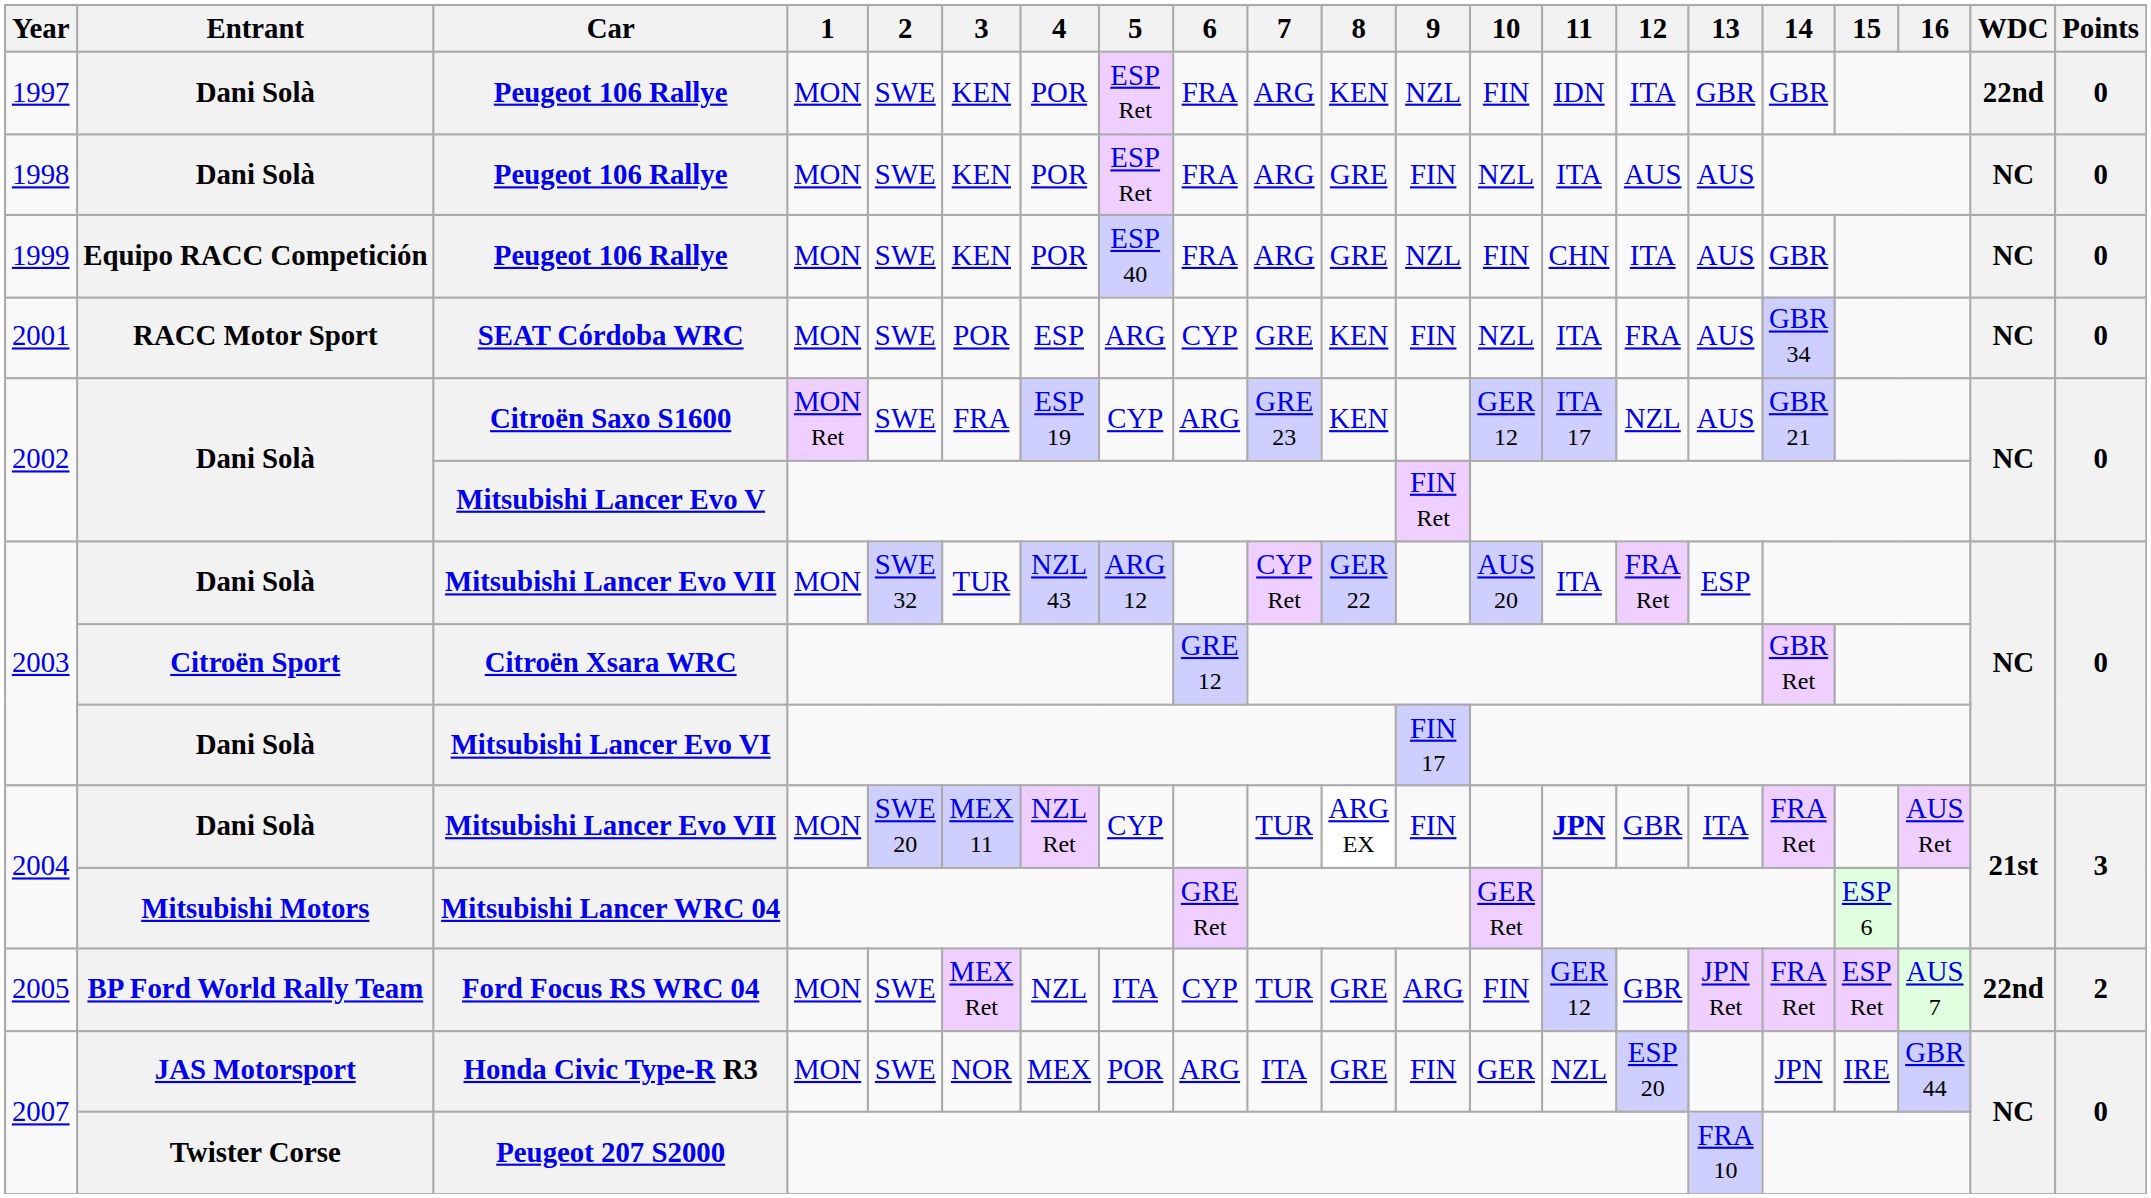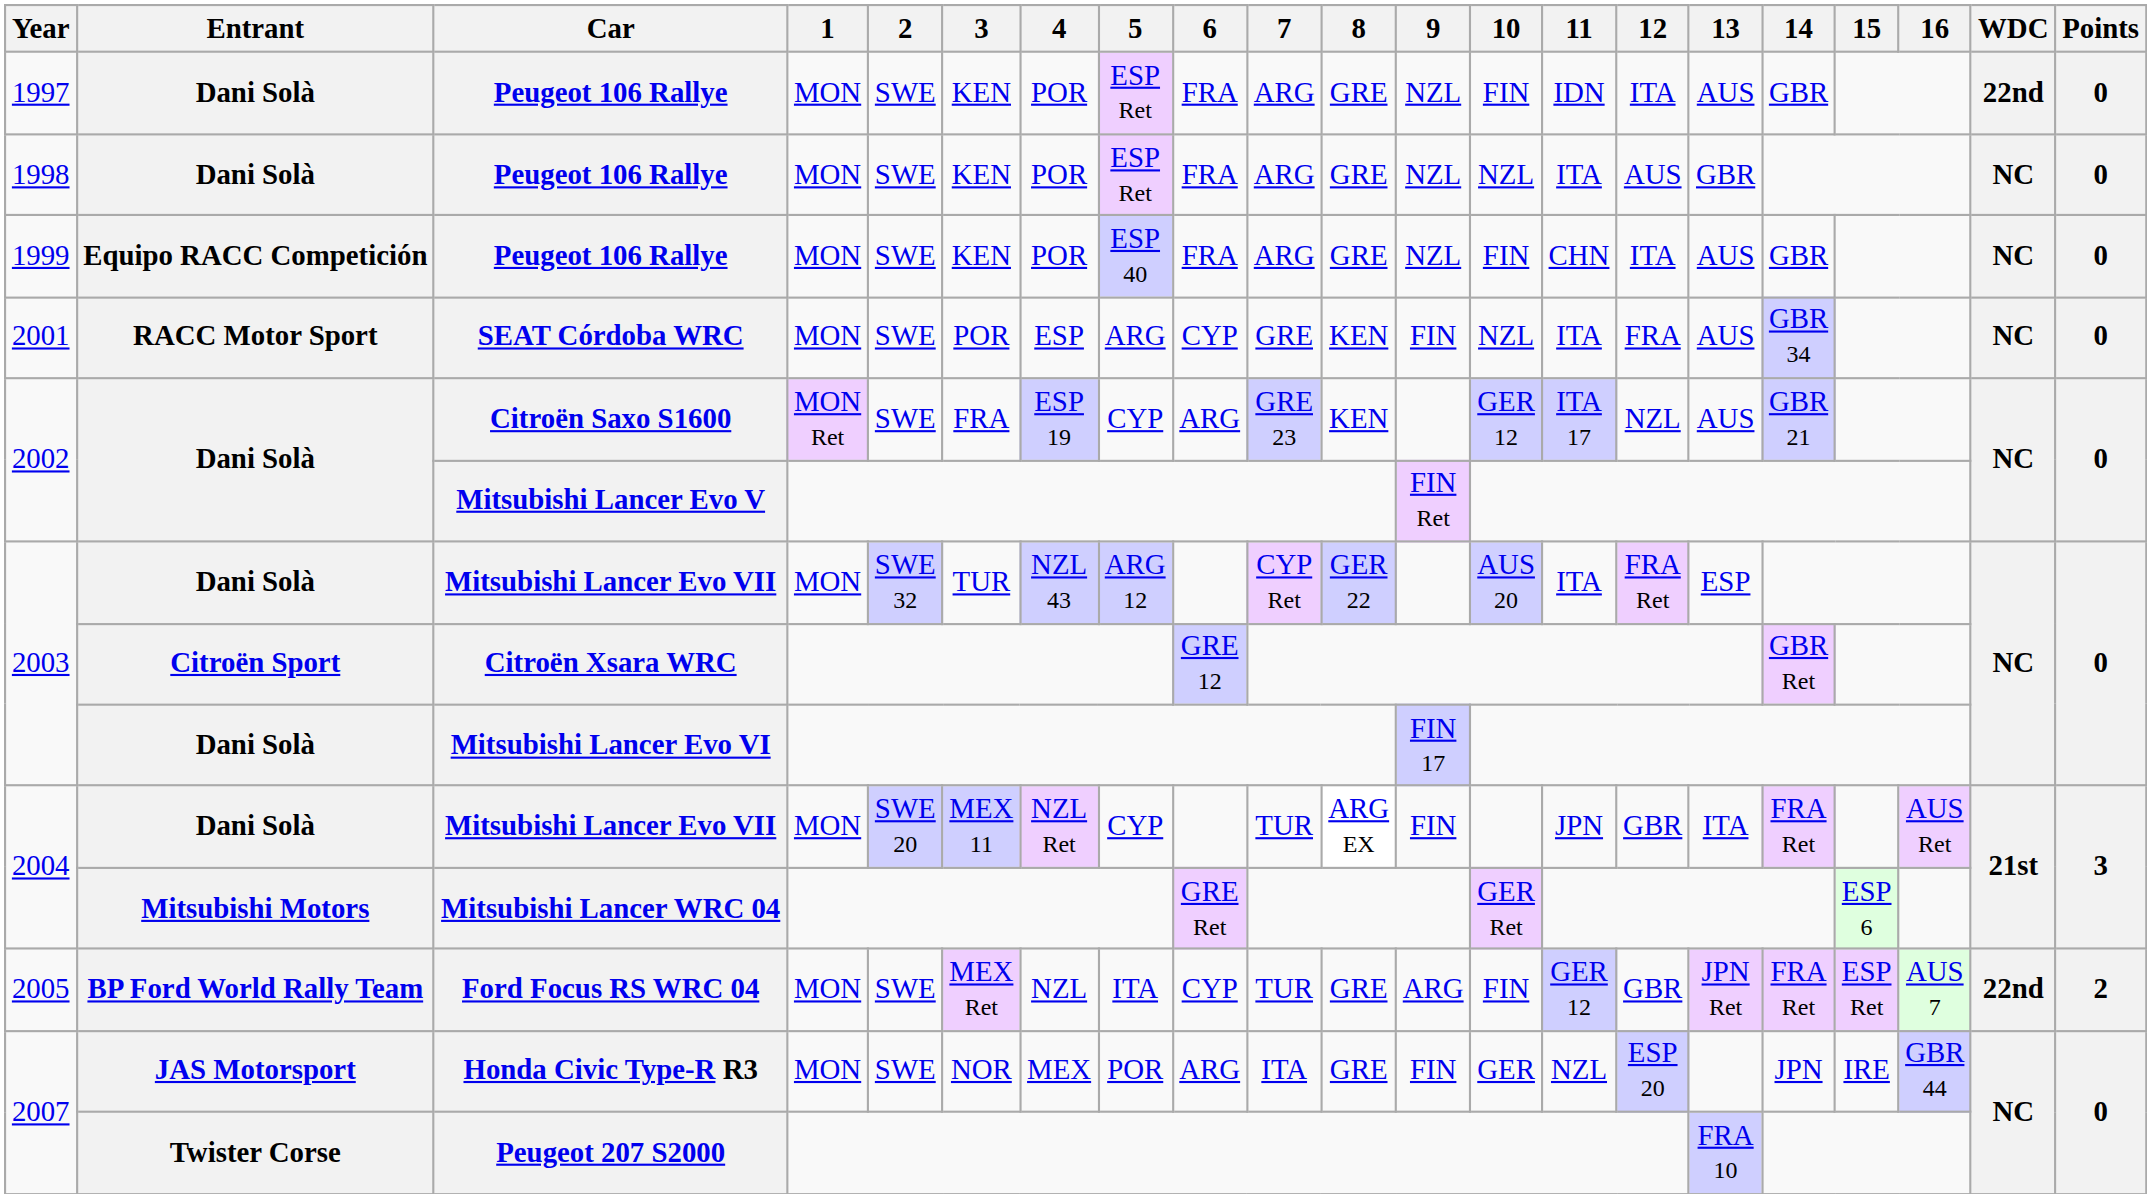(1359, 92) KEN -> (1359, 92) GRE
(1726, 92) GBR -> (1726, 92) AUS
(1433, 173) FIN -> (1433, 173) NZL
(1726, 173) AUS -> (1726, 173) GBR
(1579, 825) bold -> (1579, 825) normal
